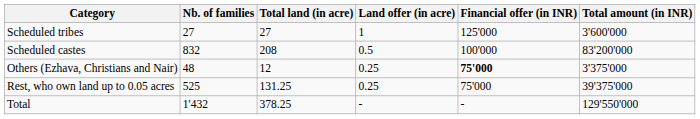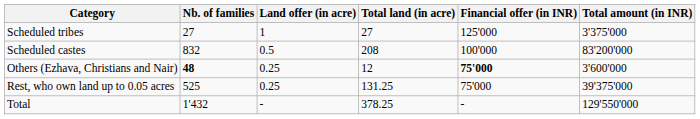columns swapped: (407, 13) <-> (306, 13)
(605, 31) 3'600'000 -> (605, 31) 3'375'000
(189, 68) normal -> (189, 68) bold
(605, 68) 3'375'000 -> (605, 68) 3'600'000
